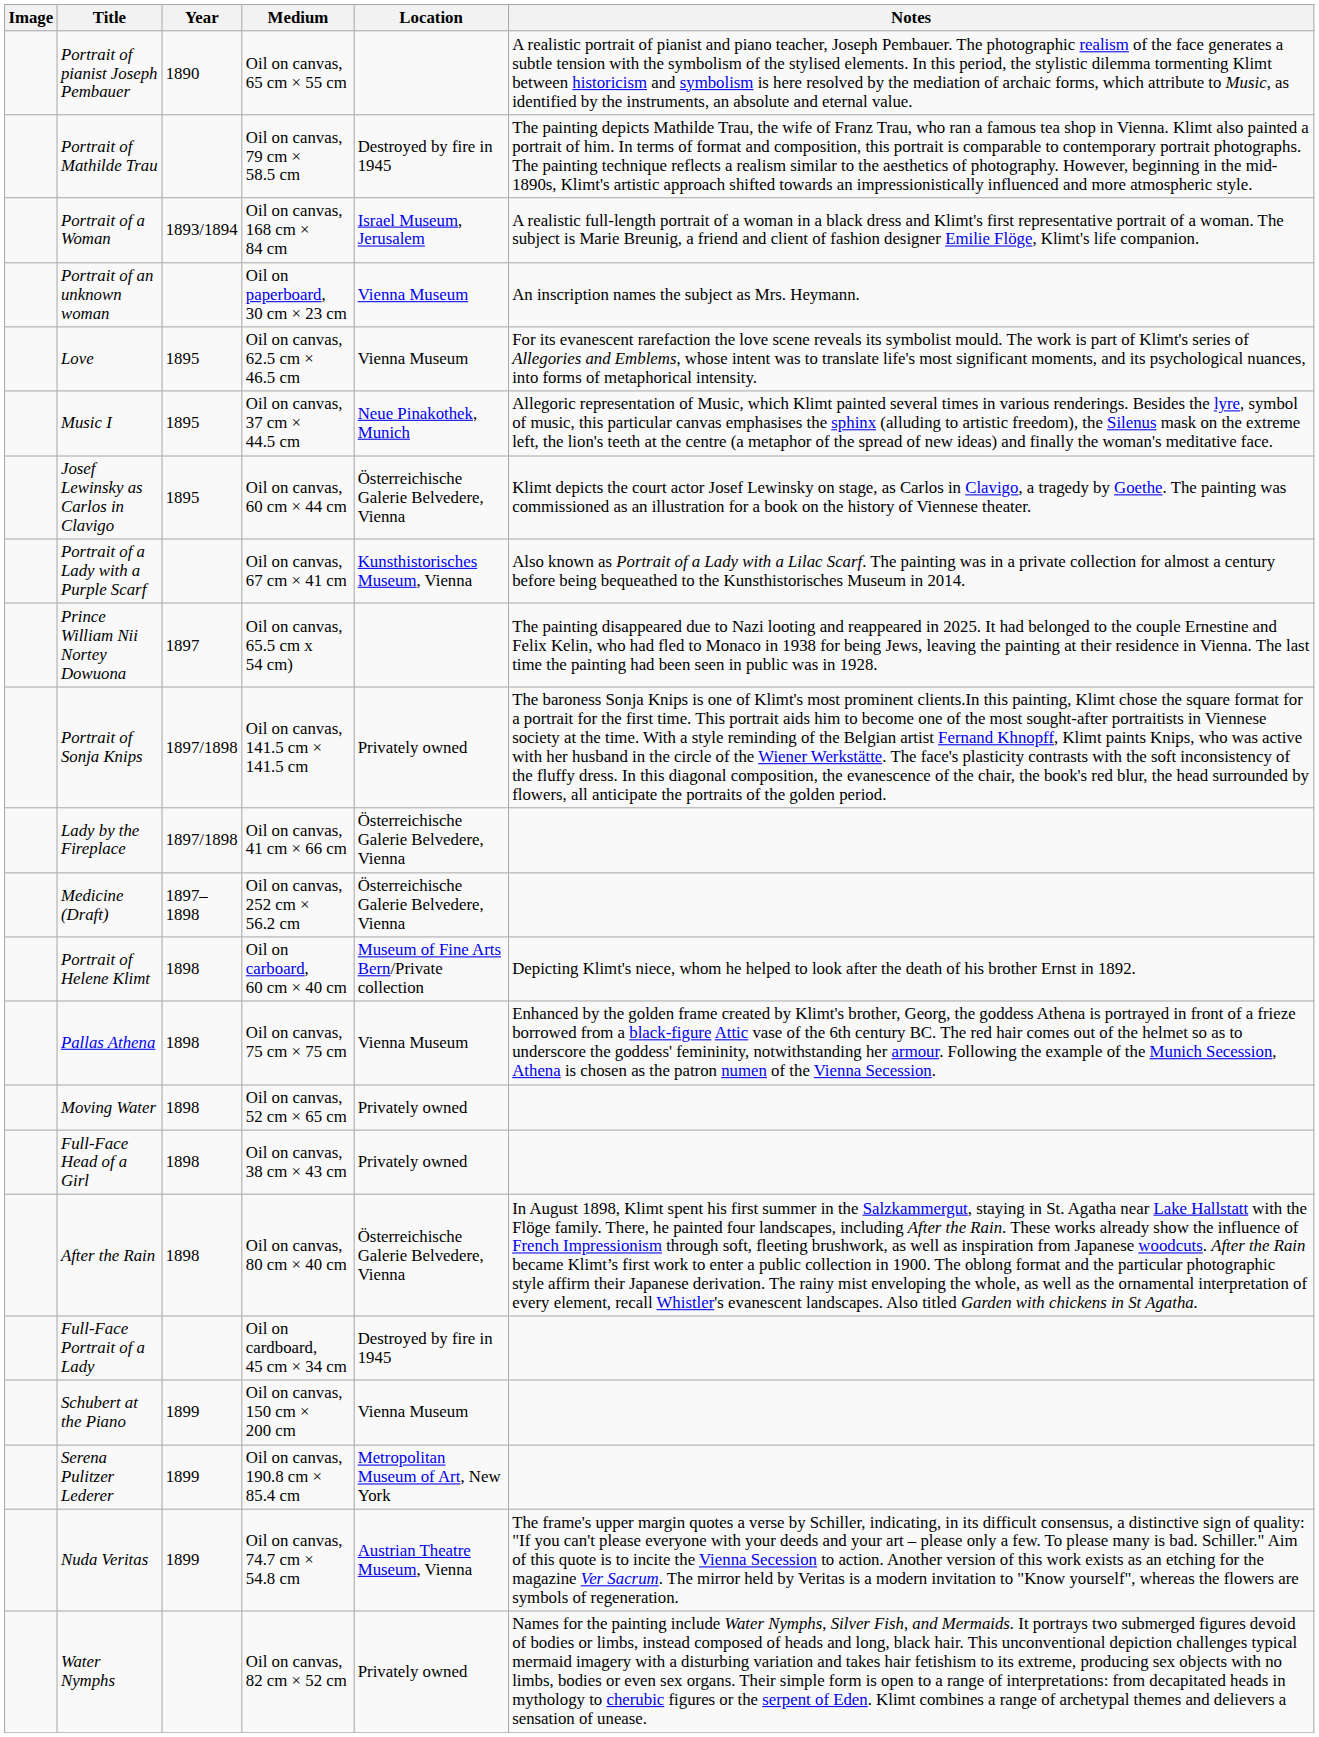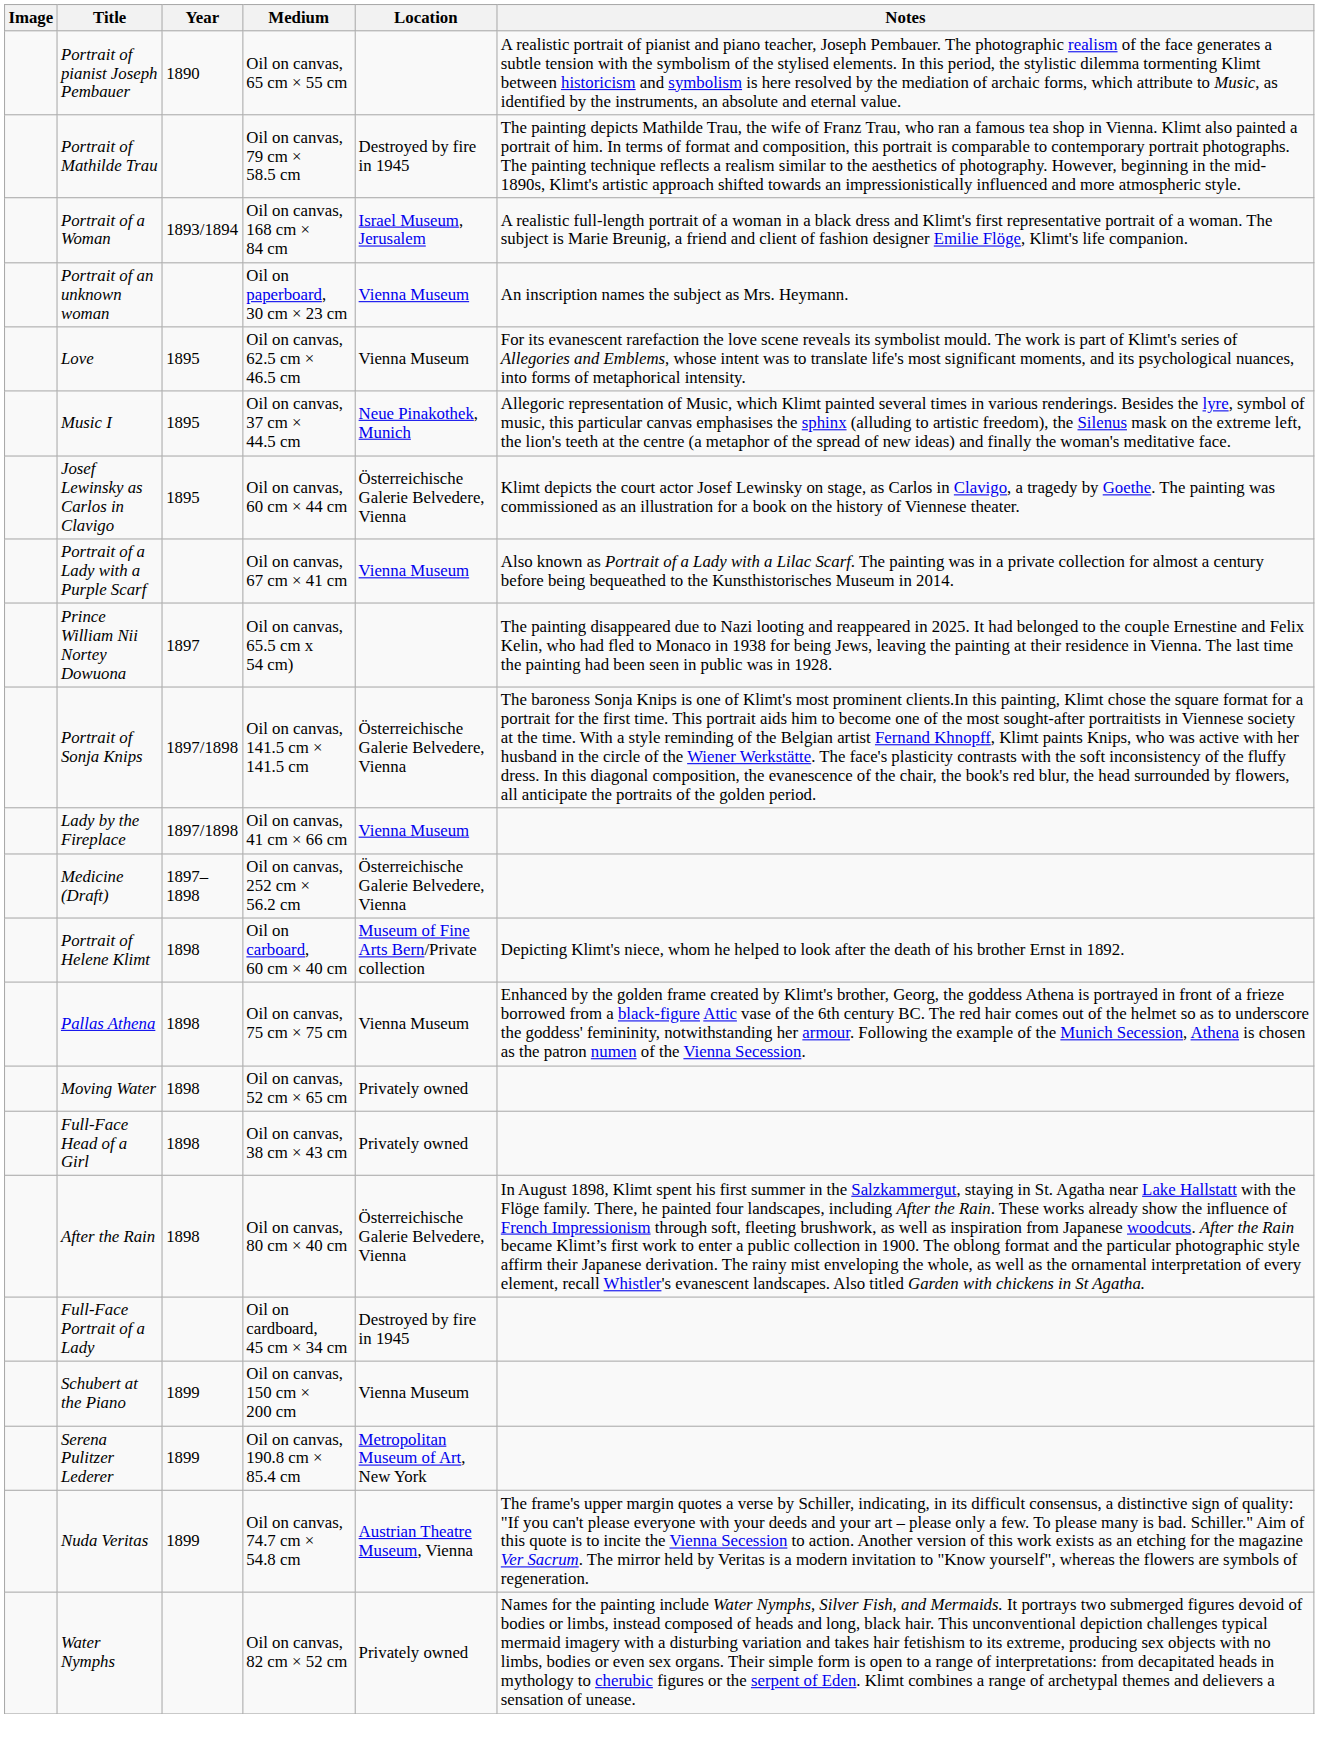(417, 571) Kunsthistorisches Museum, Vienna -> (414, 571) Vienna Museum
(413, 747) Privately owned -> (422, 747) Österreichische Galerie Belvedere, Vienna
(421, 840) Österreichische Galerie Belvedere, Vienna -> (414, 830) Vienna Museum
